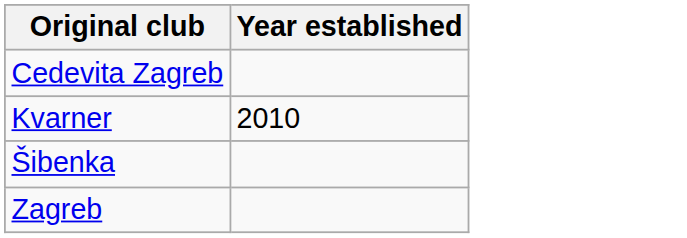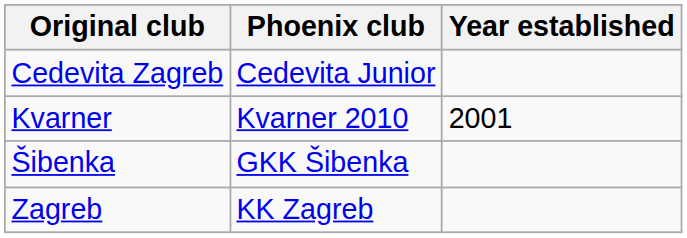+ column: (336, 27)
(268, 118) 2010 -> (481, 118) 2001
